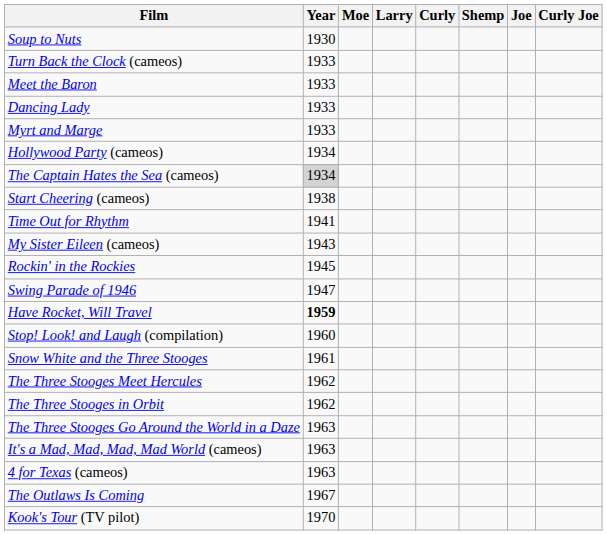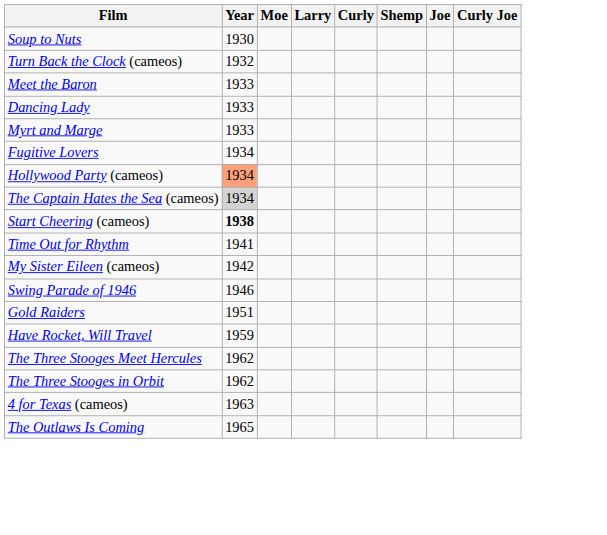(321, 61) 1933 -> (240, 61) 1932
+ row: (53, 152)
(321, 152) no background -> (240, 175) lightsalmon background
(321, 198) normal -> (240, 221) bold
(321, 244) 1943 -> (240, 267) 1942
- row: (71, 267)
(321, 289) 1947 -> (240, 289) 1946
+ row: (46, 312)
(321, 312) bold -> (240, 335) normal
- row: (115, 335)
- row: (108, 358)
- row: (154, 426)
- row: (135, 449)
(321, 495) 1967 -> (240, 426) 1965
- row: (74, 518)
